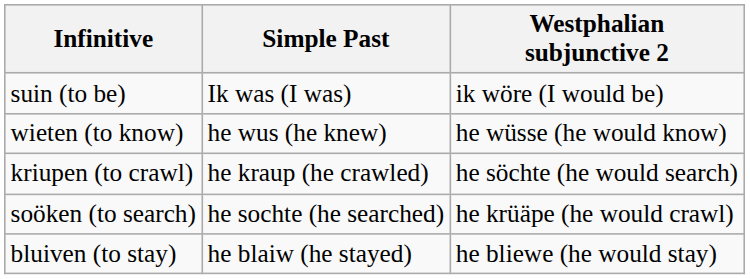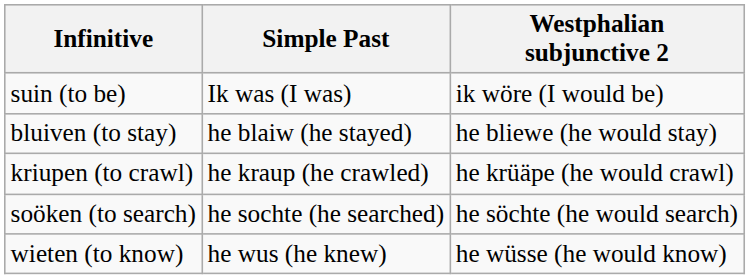rows swapped: (93, 253) <-> (97, 133)
(597, 173) he söchte (he would search) -> (595, 173) he krüäpe (he would crawl)
(595, 213) he krüäpe (he would crawl) -> (597, 213) he söchte (he would search)
